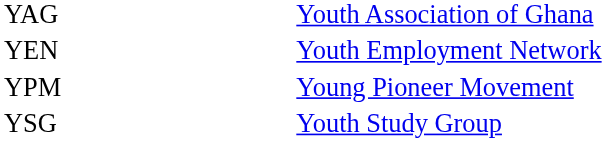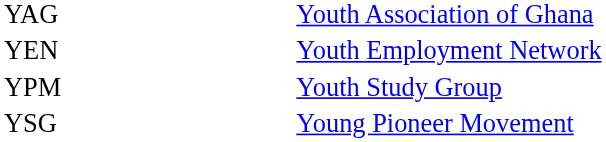(435, 87) Young Pioneer Movement -> (399, 87) Youth Study Group
(399, 123) Youth Study Group -> (435, 123) Young Pioneer Movement
